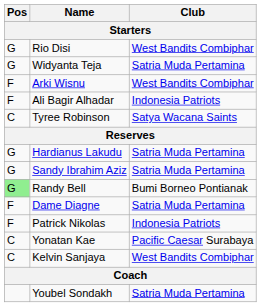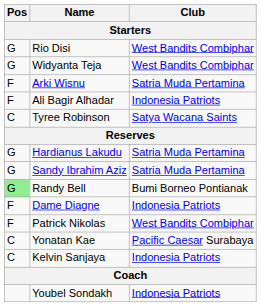(188, 65) Satria Muda Pertamina -> (193, 65) West Bandits Combiphar
(193, 83) West Bandits Combiphar -> (188, 83) Satria Muda Pertamina
(188, 205) Satria Muda Pertamina -> (176, 205) Indonesia Patriots
(176, 223) Indonesia Patriots -> (193, 223) West Bandits Combiphar
(193, 258) West Bandits Combiphar -> (176, 258) Indonesia Patriots
(188, 293) Satria Muda Pertamina -> (176, 293) Indonesia Patriots
